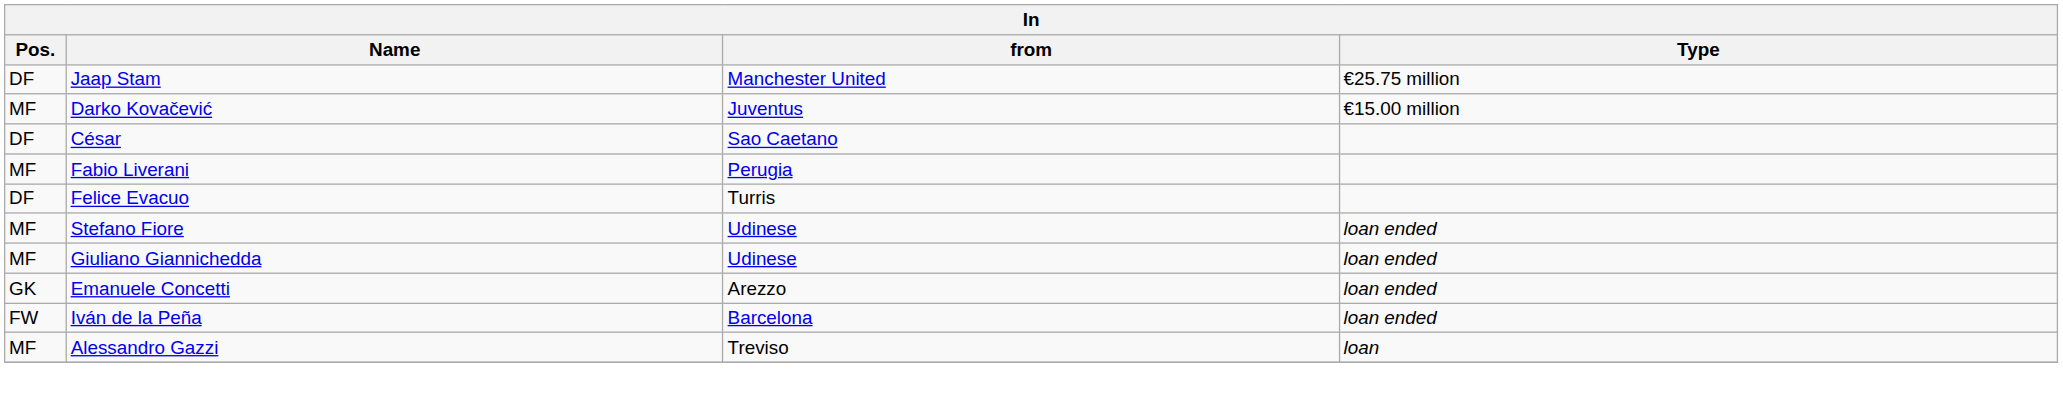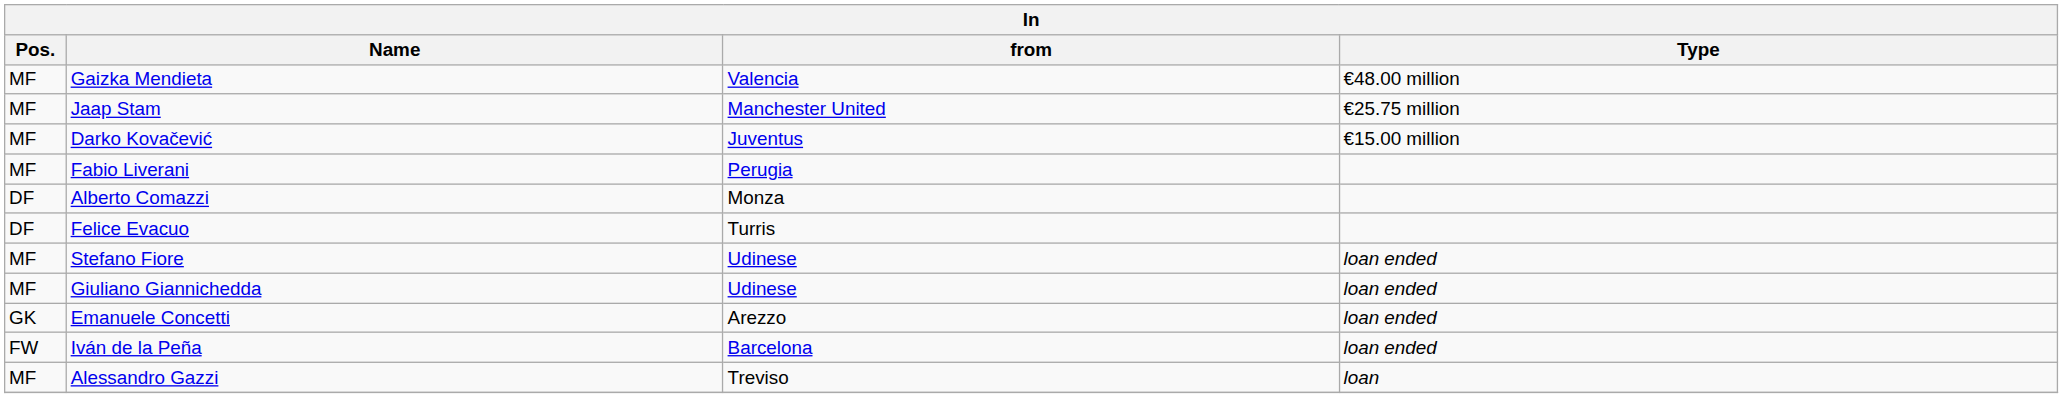+ row: (141, 80)
(22, 80) DF -> (23, 109) MF
- row: (96, 139)
+ row: (140, 199)
